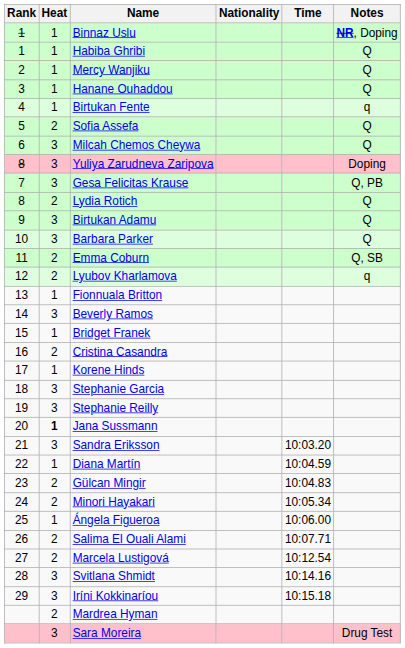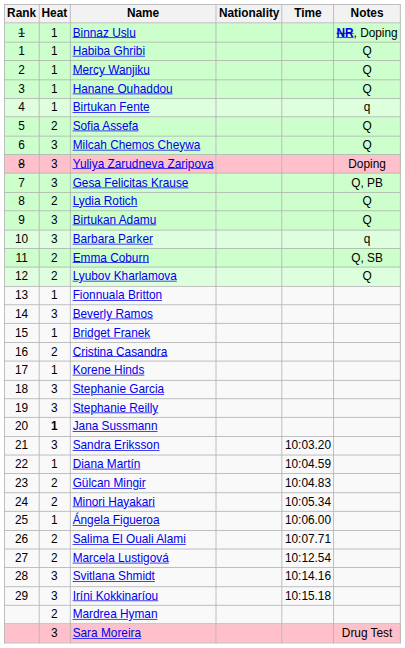(367, 239) Q -> (367, 239) q
(367, 276) q -> (367, 276) Q
